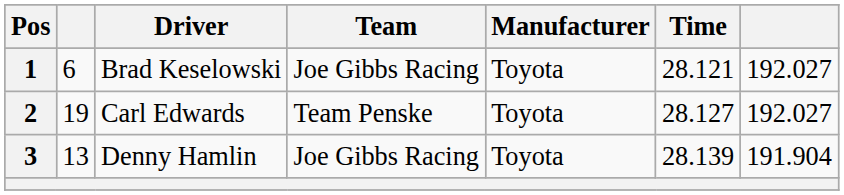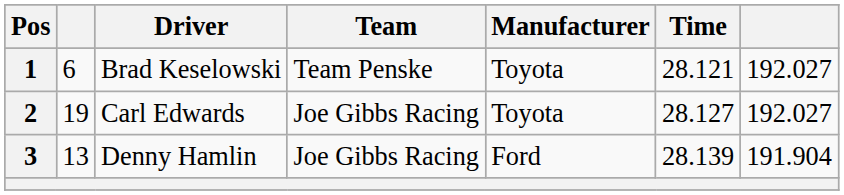(386, 69) Joe Gibbs Racing -> (363, 69) Team Penske
(363, 113) Team Penske -> (386, 113) Joe Gibbs Racing
(527, 156) Toyota -> (516, 156) Ford
